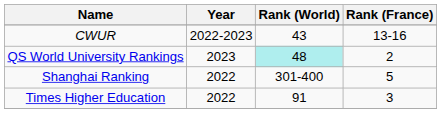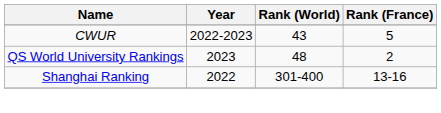(390, 35) 13-16 -> (390, 35) 5
(299, 56) paleturquoise background -> (299, 56) no background
(390, 77) 5 -> (390, 77) 13-16
- row: (96, 98)
